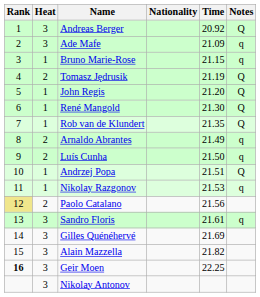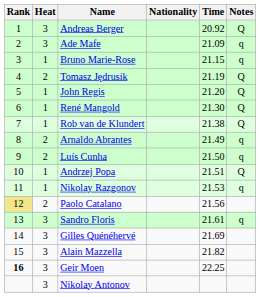(213, 124) 21.35 -> (213, 124) 21.38
